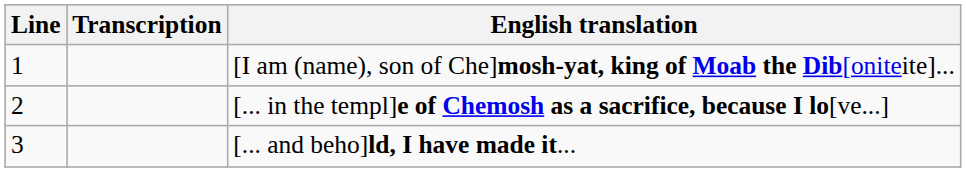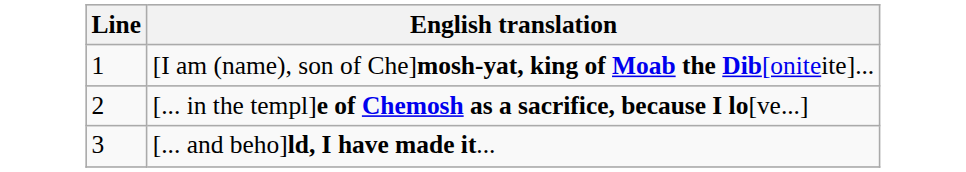- column: (147, 24)
